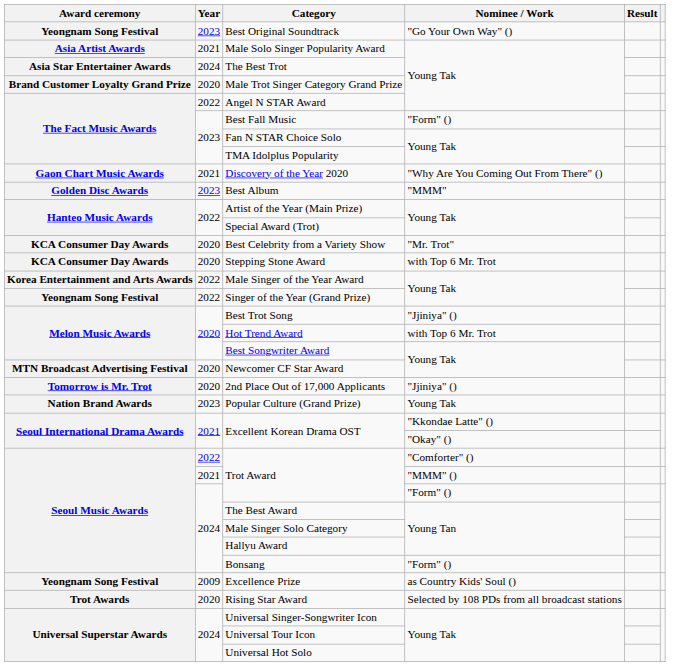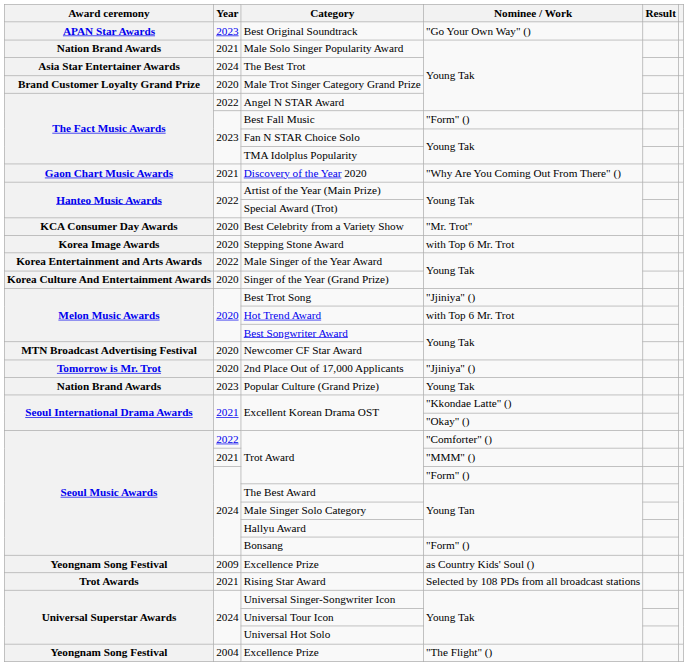(100, 31) Yeongnam Song Festival -> (109, 31) APAN Star Awards
(100, 48) Asia Artist Awards -> (109, 48) Nation Brand Awards
- row: (252, 191)
(100, 262) KCA Consumer Day Awards -> (109, 244) Korea Image Awards
(100, 297) Yeongnam Song Festival -> (109, 279) Korea Culture And Entertainment Awards
(209, 297) 2022 -> (227, 279) 2020
(209, 599) 2020 -> (227, 581) 2021
+ row: (281, 652)
